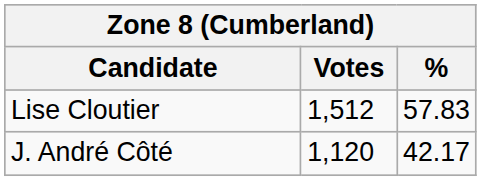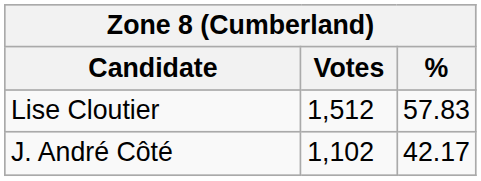(341, 152) 1,120 -> (341, 152) 1,102
